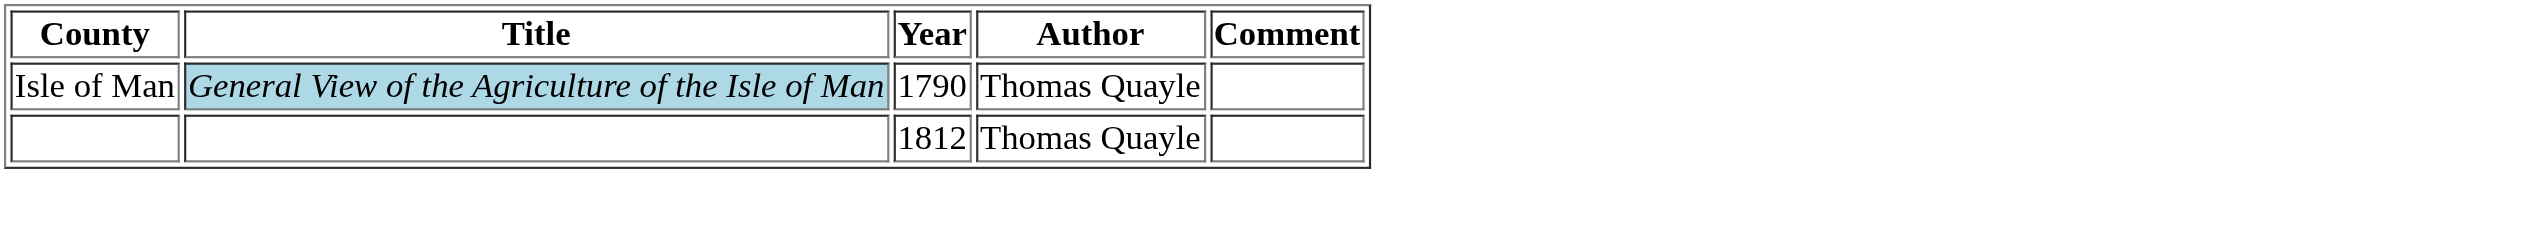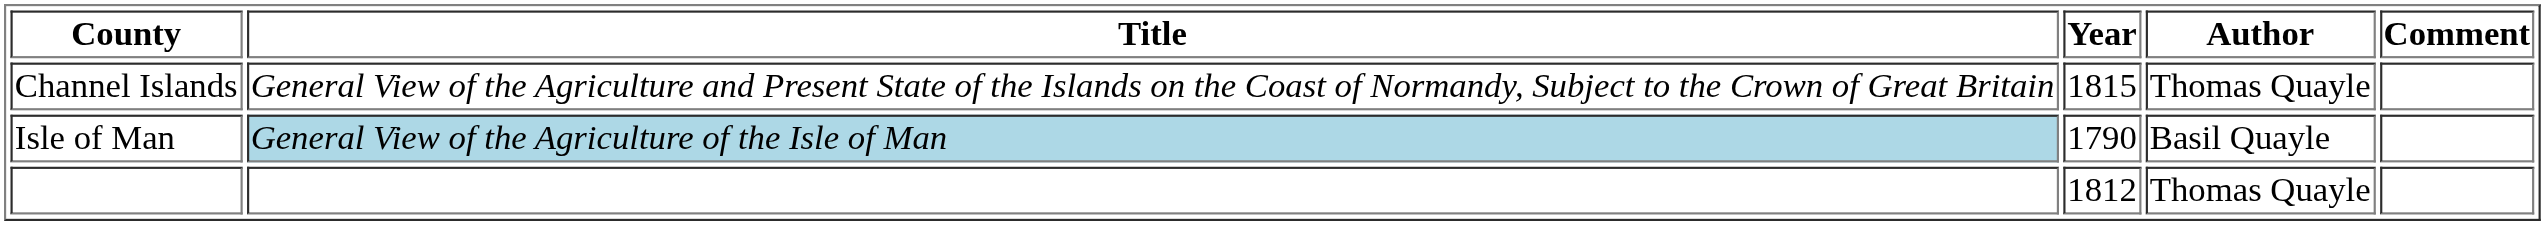+ row: (126, 85)
(1090, 85) Thomas Quayle -> (2240, 137) Basil Quayle
